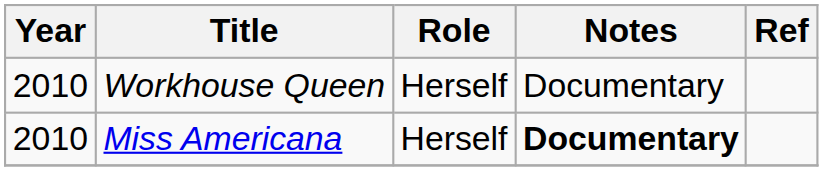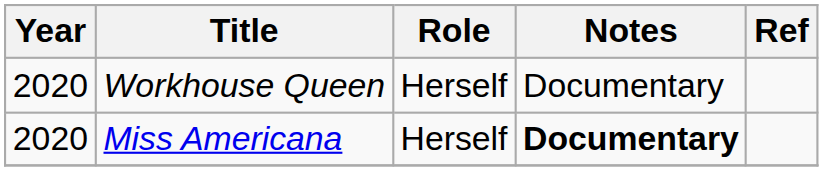(50, 84) 2010 -> (50, 84) 2020
(50, 138) 2010 -> (50, 138) 2020
